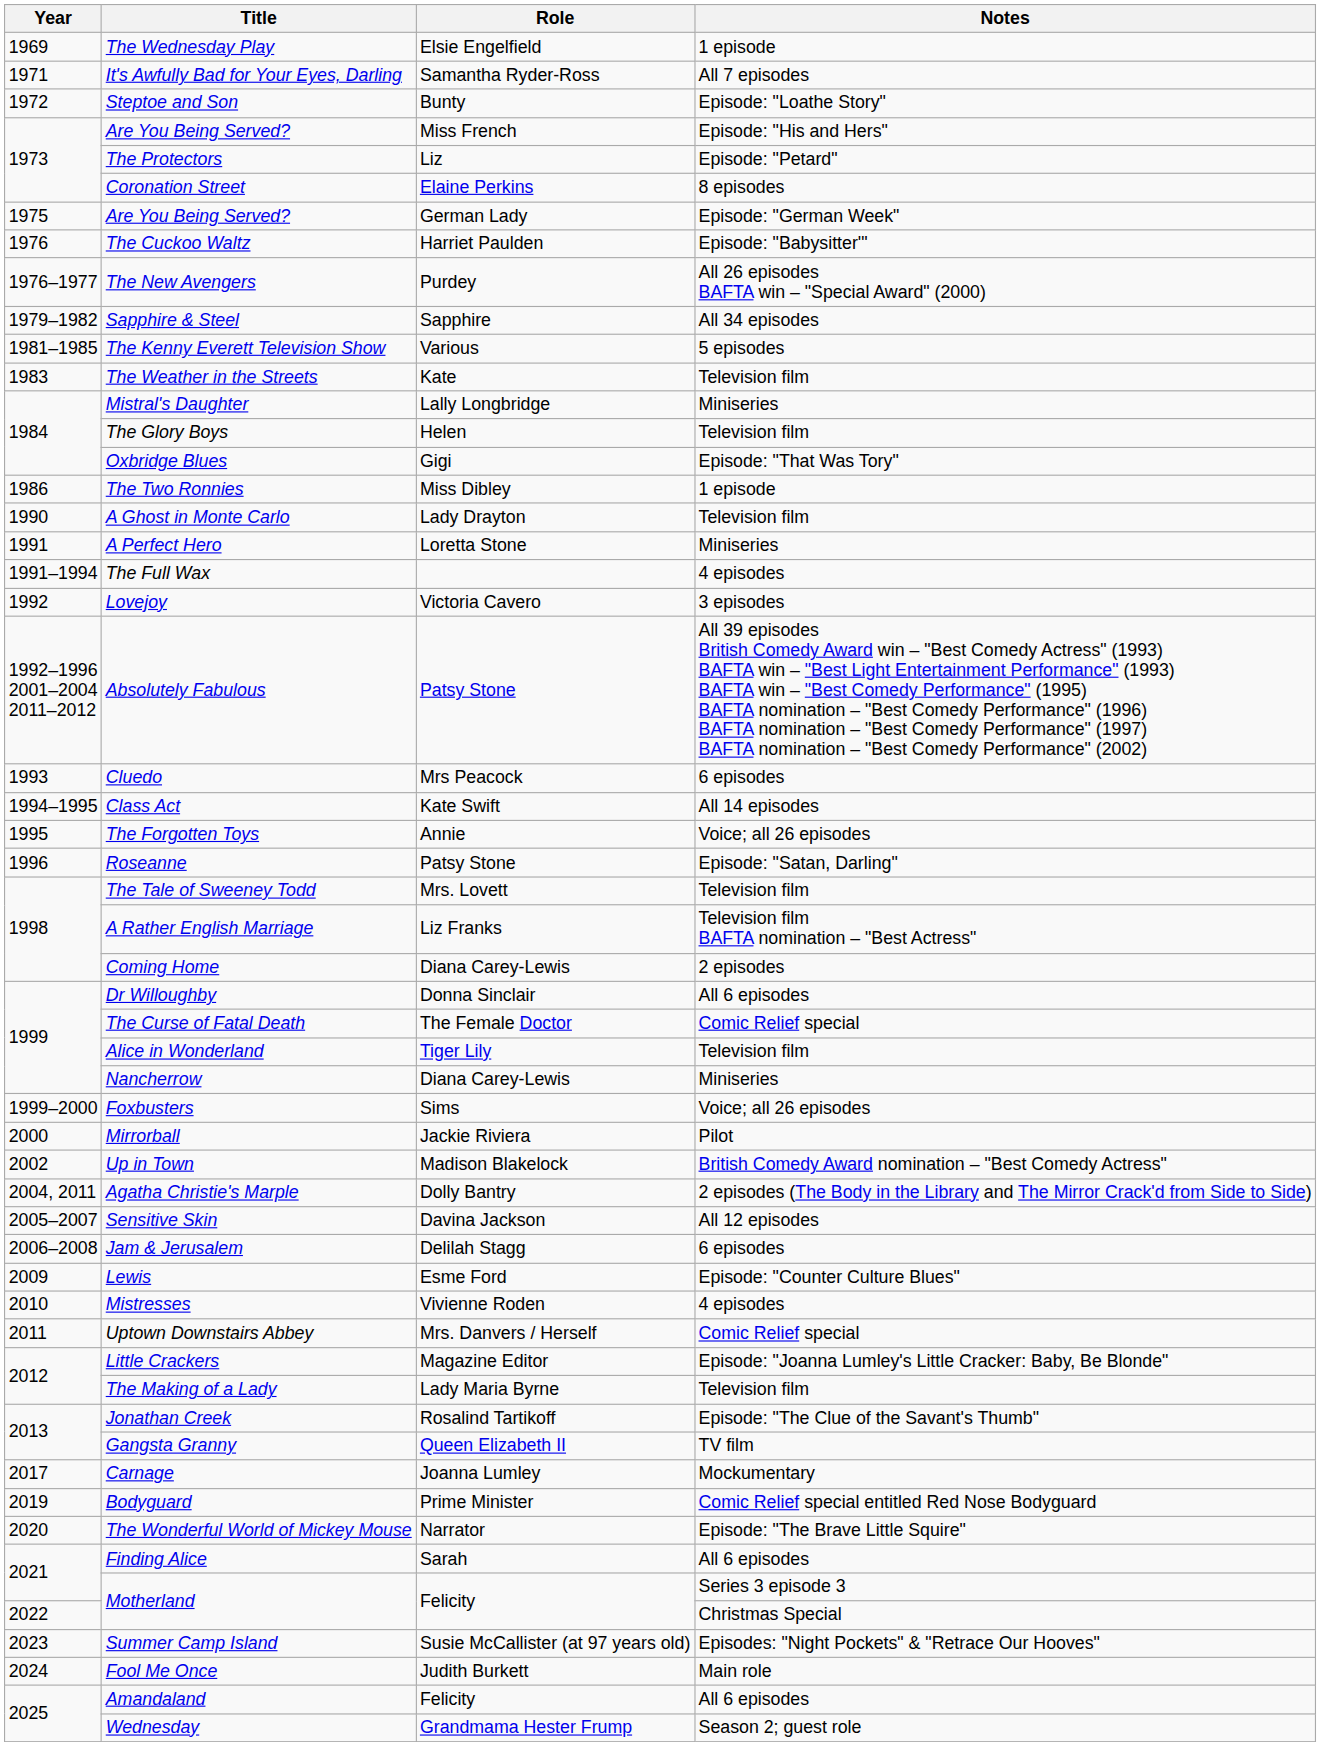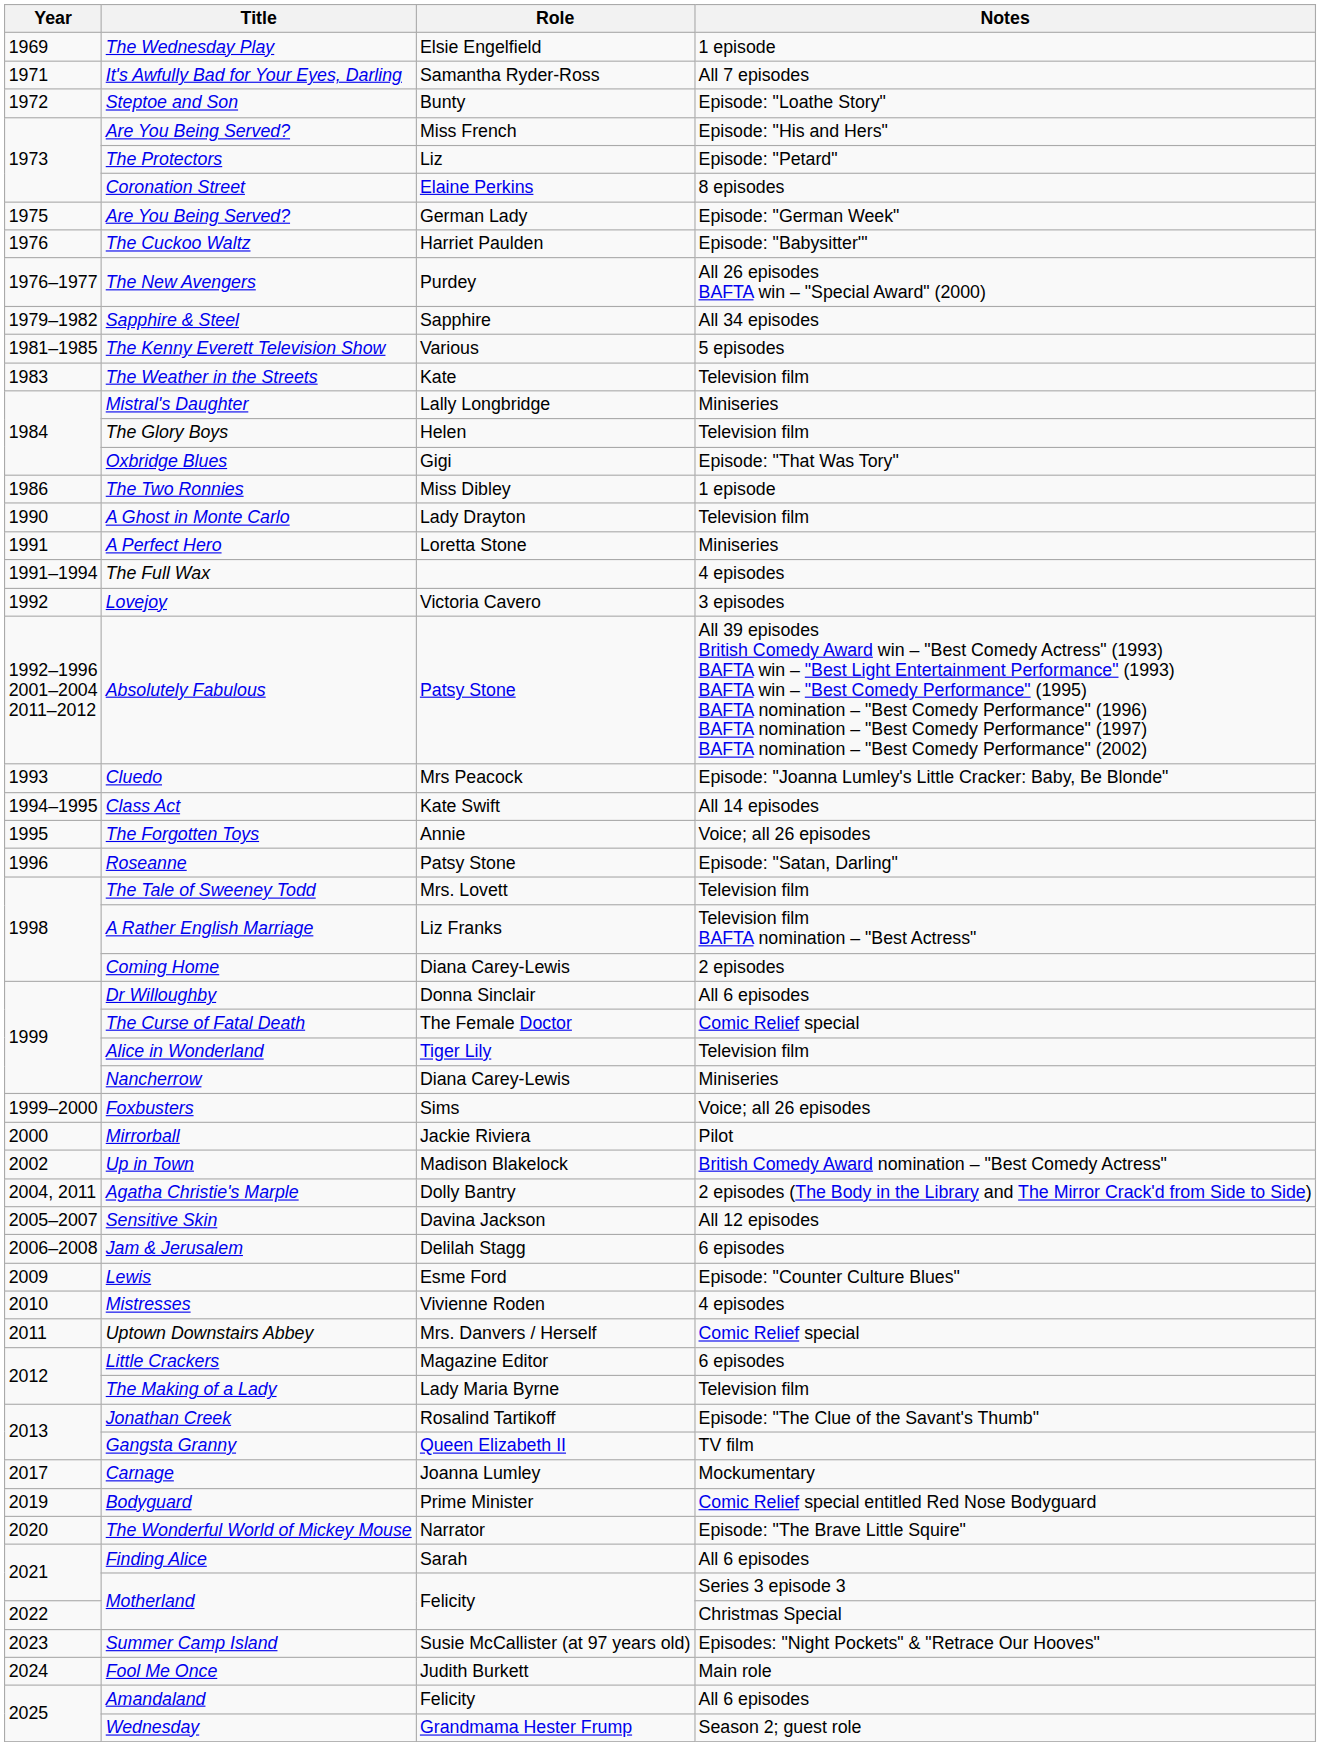(741, 778) 6 episodes -> (933, 778) Episode: "Joanna Lumley's Little Cracker: Baby, Be Blonde"
(933, 1361) Episode: "Joanna Lumley's Little Cracker: Baby, Be Blonde" -> (741, 1361) 6 episodes
